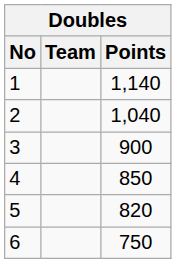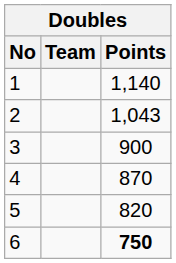(136, 115) 1,040 -> (136, 115) 1,043
(136, 178) 850 -> (136, 178) 870
(136, 242) normal -> (136, 242) bold
